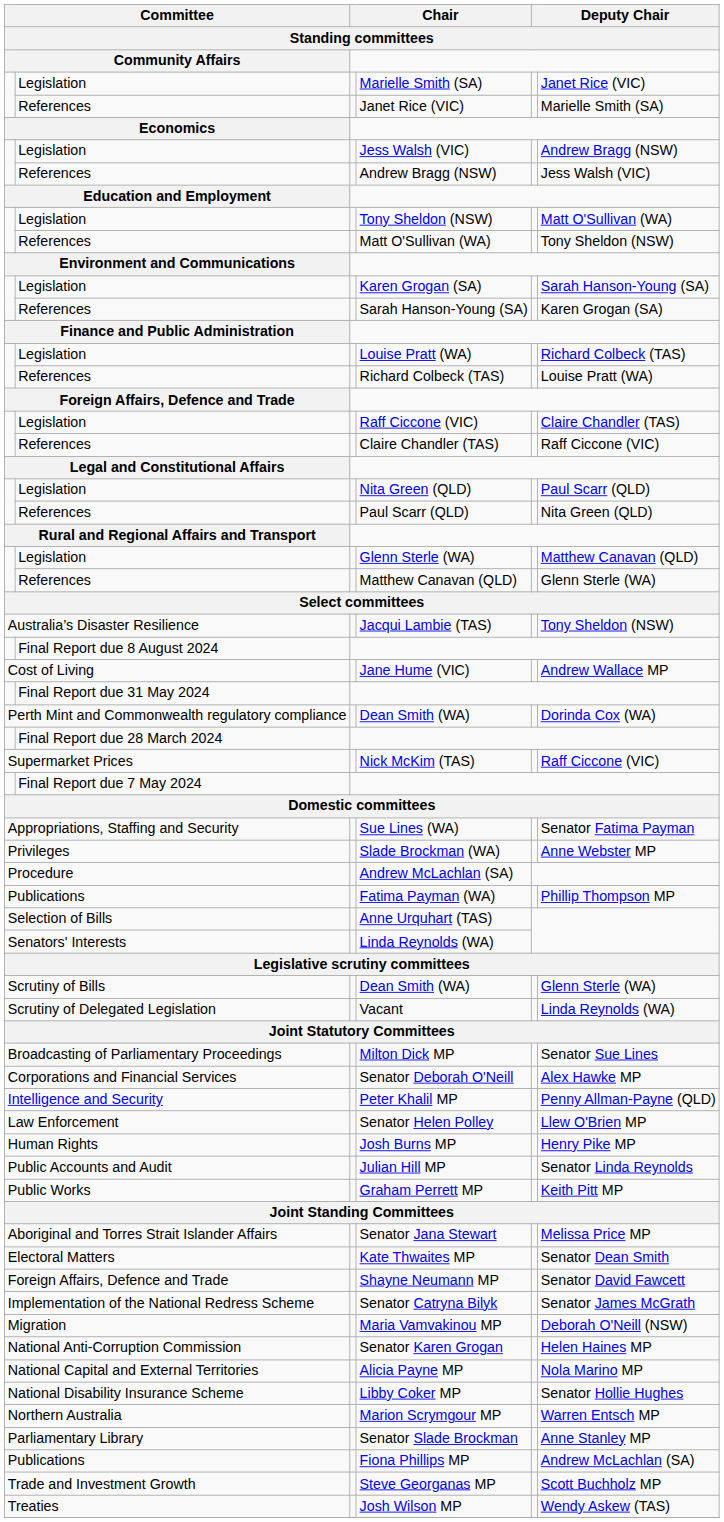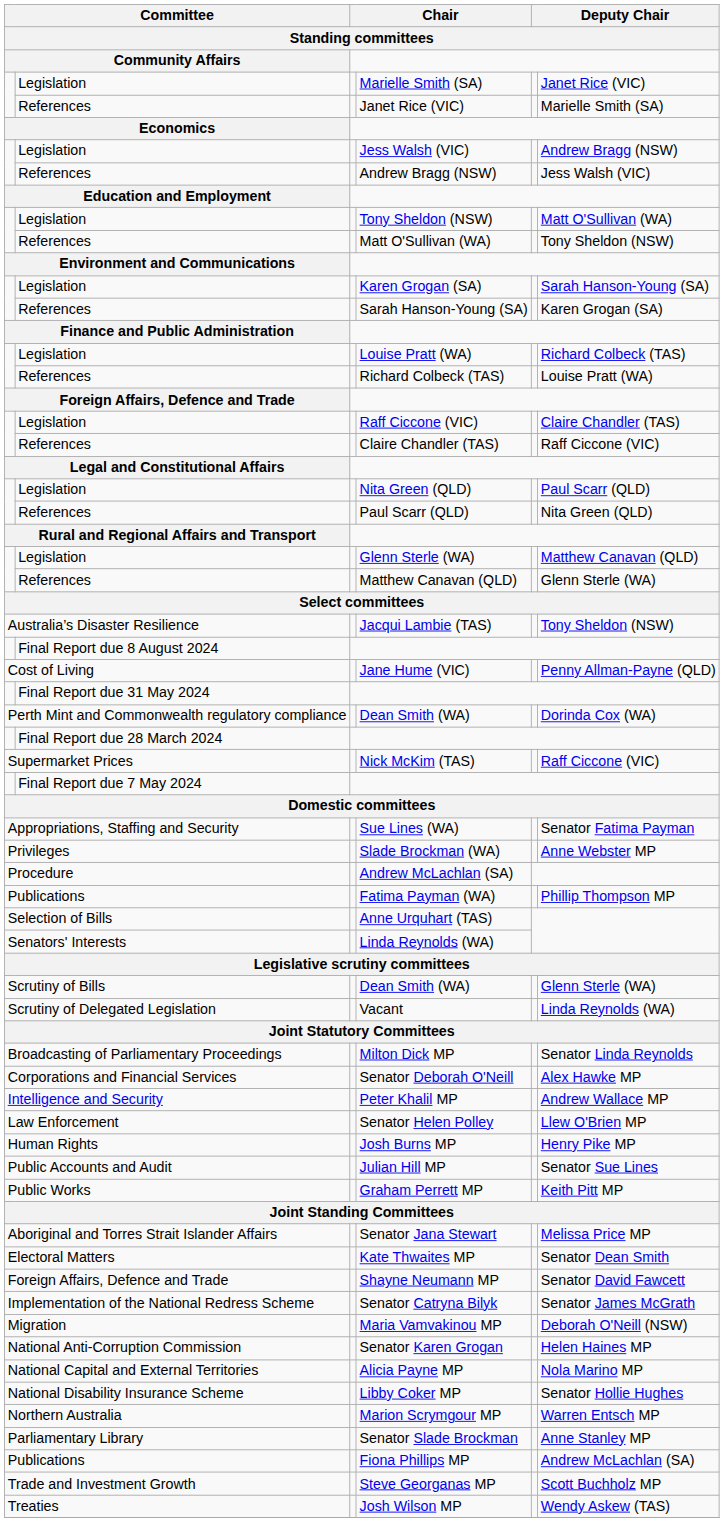(605, 670) Andrew Wallace MP -> (628, 670) Penny Allman-Payne (QLD)
(599, 1054) Senator Sue Lines -> (617, 1054) Senator Linda Reynolds
(628, 1099) Penny Allman-Payne (QLD) -> (605, 1099) Andrew Wallace MP
(617, 1167) Senator Linda Reynolds -> (599, 1167) Senator Sue Lines
